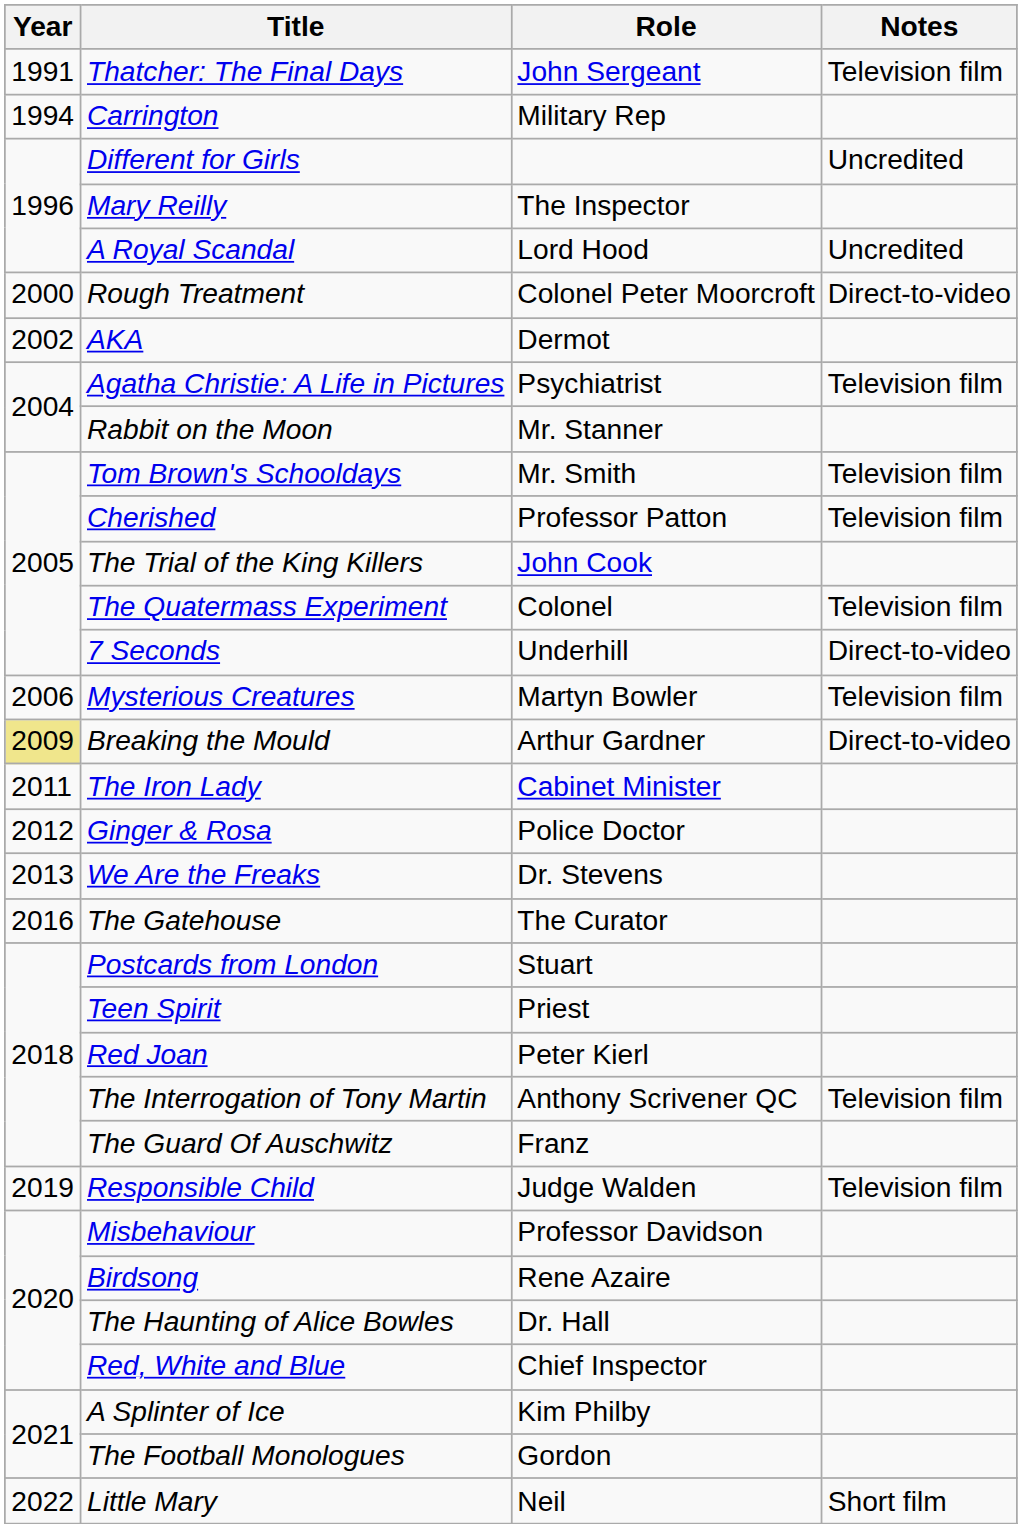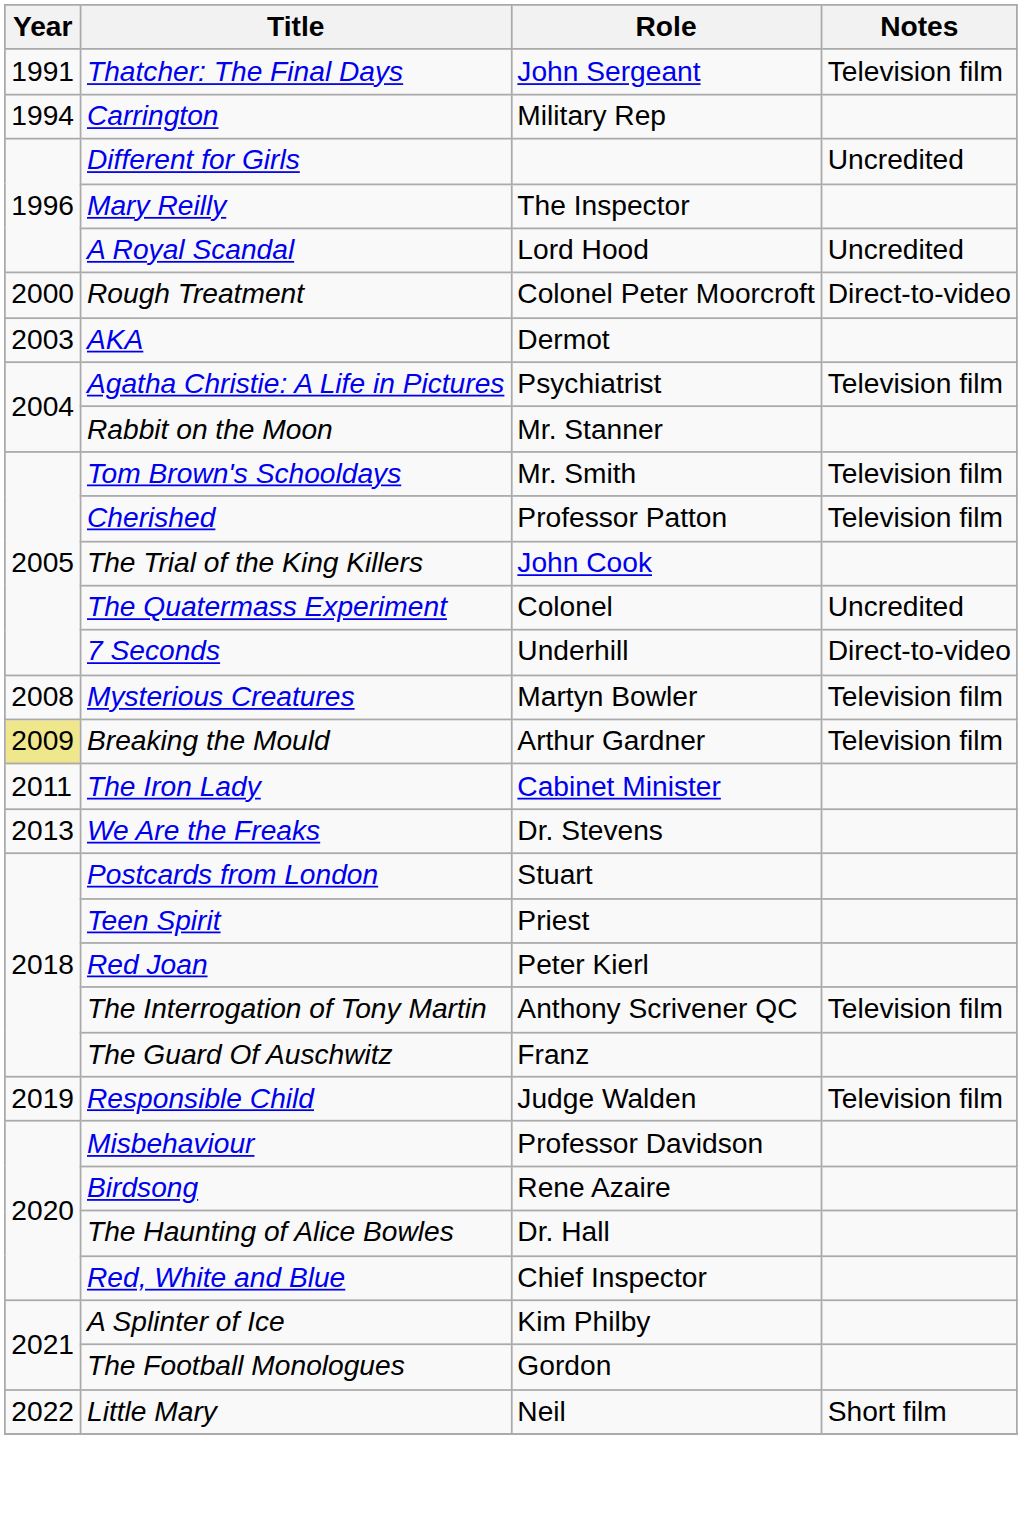(43, 339) 2002 -> (43, 339) 2003
(915, 607) Television film -> (896, 607) Uncredited
(43, 696) 2006 -> (43, 696) 2008
(919, 741) Direct-to-video -> (915, 741) Television film
- row: (179, 830)
- row: (184, 920)
